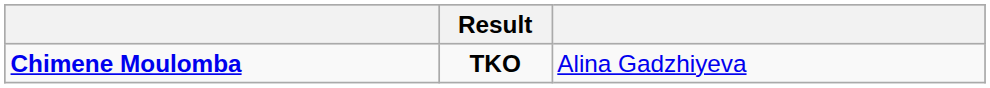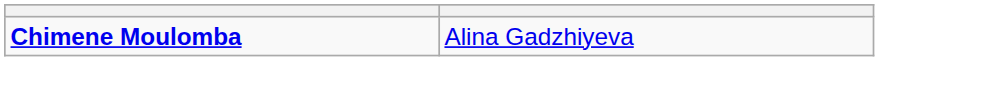- column: (495, 24)
